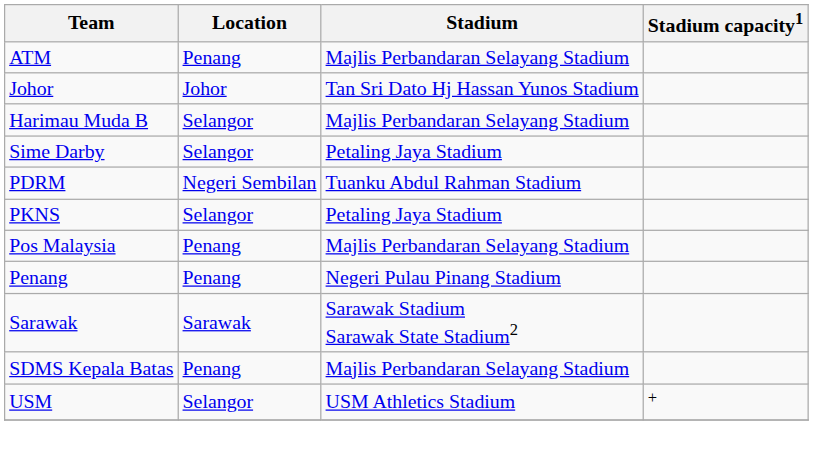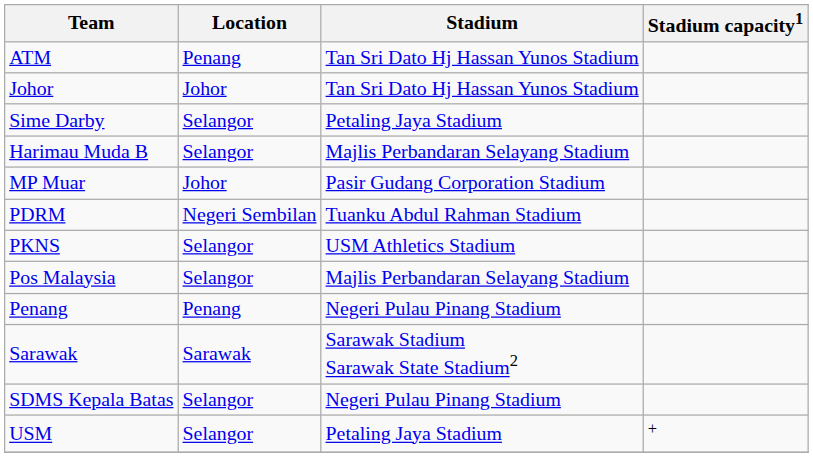(477, 57) Majlis Perbandaran Selayang Stadium -> (482, 57) Tan Sri Dato Hj Hassan Yunos Stadium
rows swapped: (79, 119) <-> (57, 151)
+ row: (47, 182)
(414, 214) Petaling Jaya Stadium -> (420, 245) USM Athletics Stadium
(212, 245) Penang -> (218, 277) Selangor
(212, 367) Penang -> (218, 399) Selangor
(477, 367) Majlis Perbandaran Selayang Stadium -> (443, 399) Negeri Pulau Pinang Stadium
(420, 402) USM Athletics Stadium -> (414, 433) Petaling Jaya Stadium
